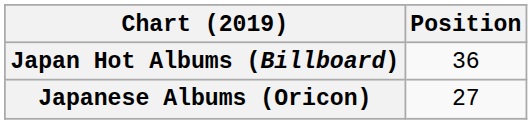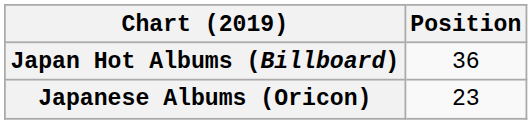(466, 99) 27 -> (466, 99) 23
